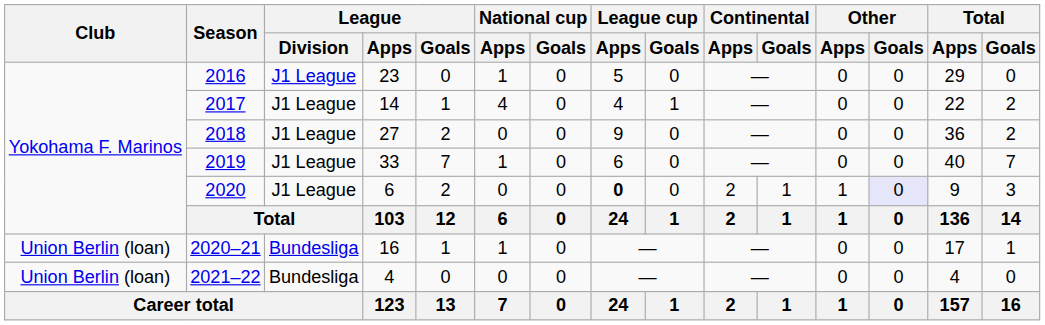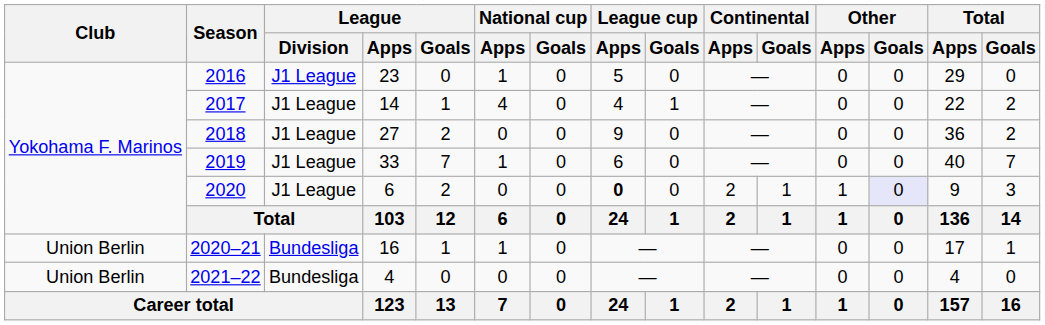(95, 248) Union Berlin (loan) -> (95, 248) Union Berlin
(95, 276) Union Berlin (loan) -> (95, 276) Union Berlin
